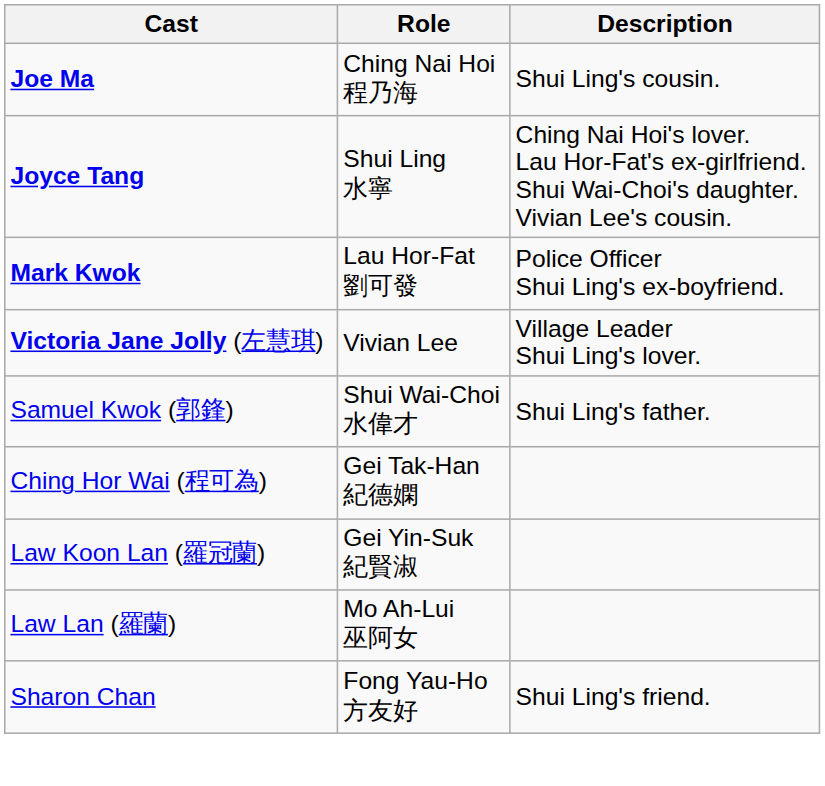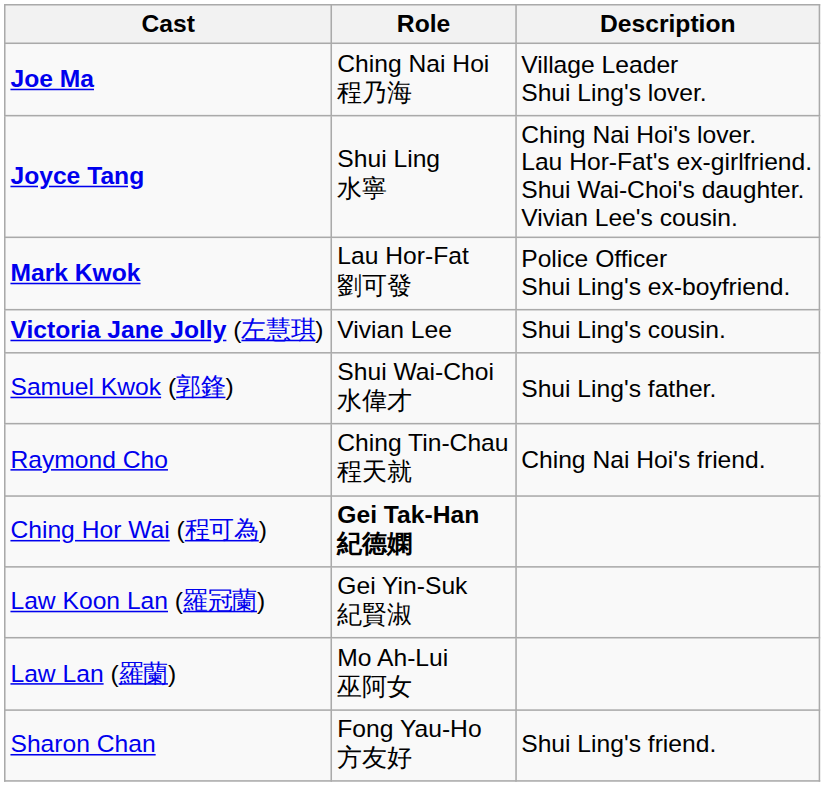(618, 79) Shui Ling's cousin. -> (614, 79) Village Leader Shui Ling's lover.
(608, 342) Village Leader Shui Ling's lover. -> (624, 330) Shui Ling's cousin.
+ row: (89, 459)
(412, 481) normal -> (408, 529) bold
